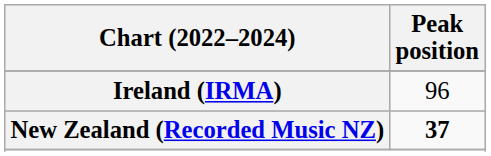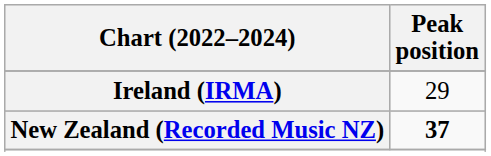(437, 90) 96 -> (437, 90) 29
